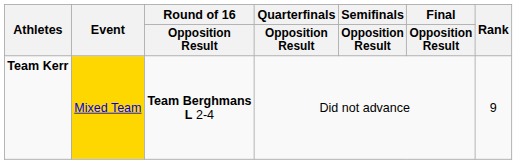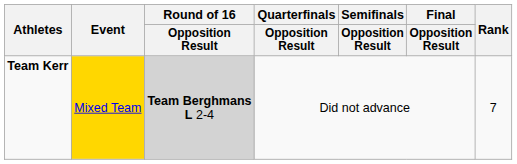(199, 108) no background -> (199, 108) lightgrey background
(493, 108) 9 -> (493, 108) 7
